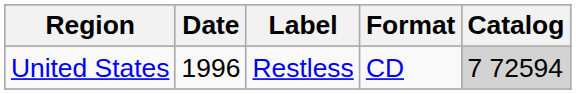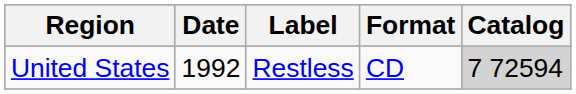(211, 67) 1996 -> (211, 67) 1992
